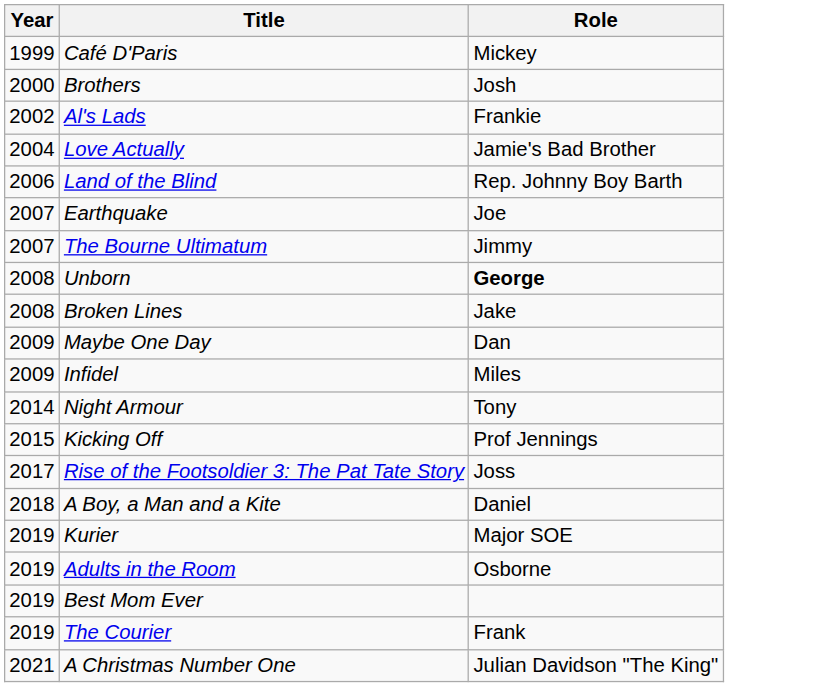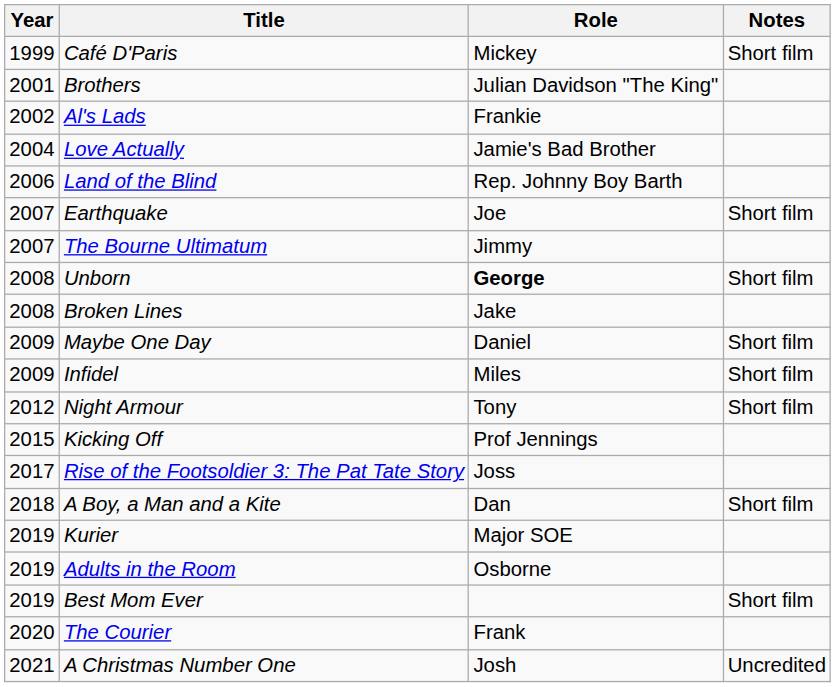+ column: (777, 20)
(32, 85) 2000 -> (32, 85) 2001
(495, 85) Josh -> (596, 85) Julian Davidson "The King"
(492, 342) Dan -> (502, 342) Daniel
(32, 407) 2014 -> (32, 407) 2012
(502, 504) Daniel -> (492, 504) Dan
(32, 632) 2019 -> (32, 632) 2020
(596, 665) Julian Davidson "The King" -> (495, 665) Josh
